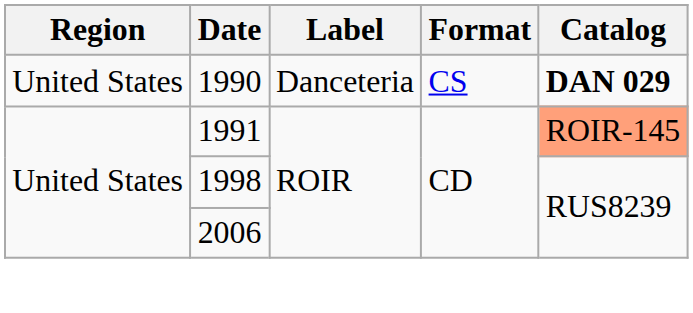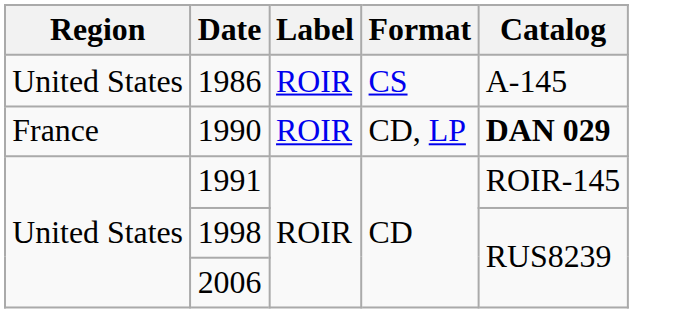+ row: (230, 80)
(98, 80) United States -> (56, 130) France
(345, 80) Danceteria -> (314, 130) ROIR
(448, 80) CS -> (417, 130) CD, LP
(613, 130) lightsalmon background -> (553, 181) no background
